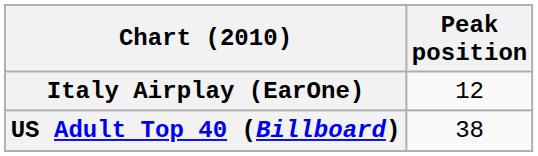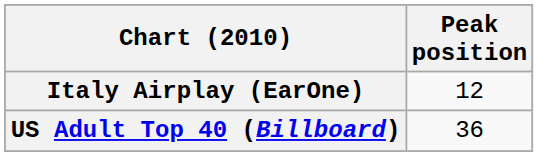(470, 131) 38 -> (470, 131) 36
